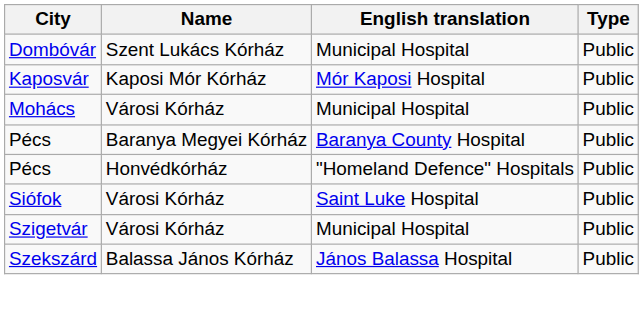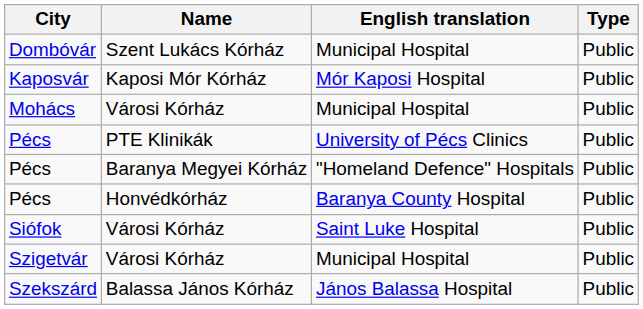+ row: (30, 139)
(420, 139) Baranya County Hospital -> (445, 169) "Homeland Defence" Hospitals
(445, 169) "Homeland Defence" Hospitals -> (420, 199) Baranya County Hospital
